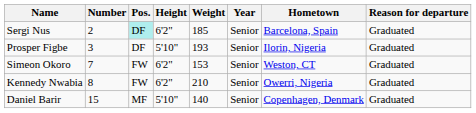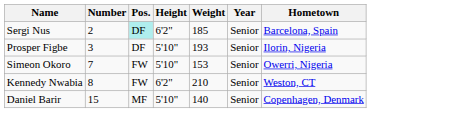- column: (419, 13)
(164, 64) 6'2" -> (167, 64) 5'10"
(289, 64) Weston, CT -> (298, 64) Owerri, Nigeria
(298, 82) Owerri, Nigeria -> (289, 82) Weston, CT
